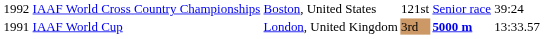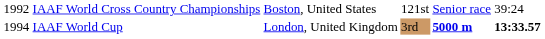(16, 26) 1991 -> (16, 26) 1994
(517, 26) normal -> (517, 26) bold
